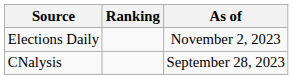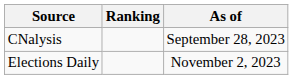rows swapped: (35, 62) <-> (53, 39)
